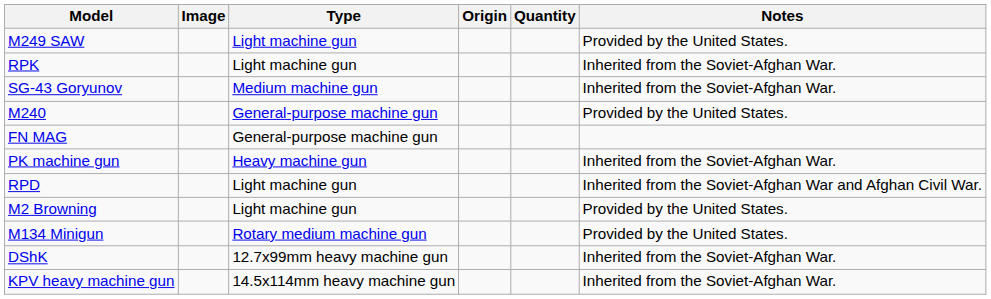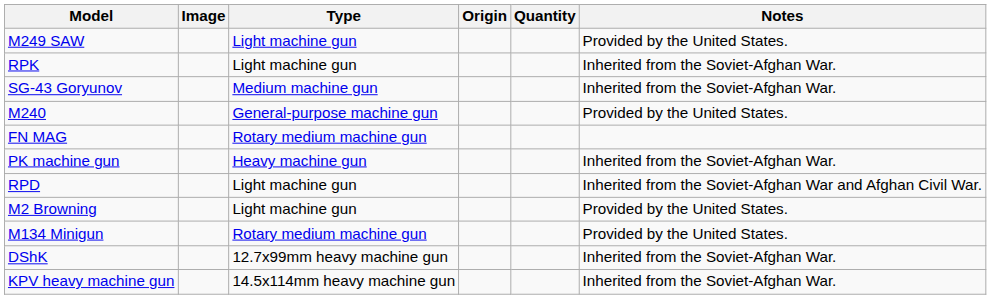(335, 137) General-purpose machine gun -> (330, 137) Rotary medium machine gun
